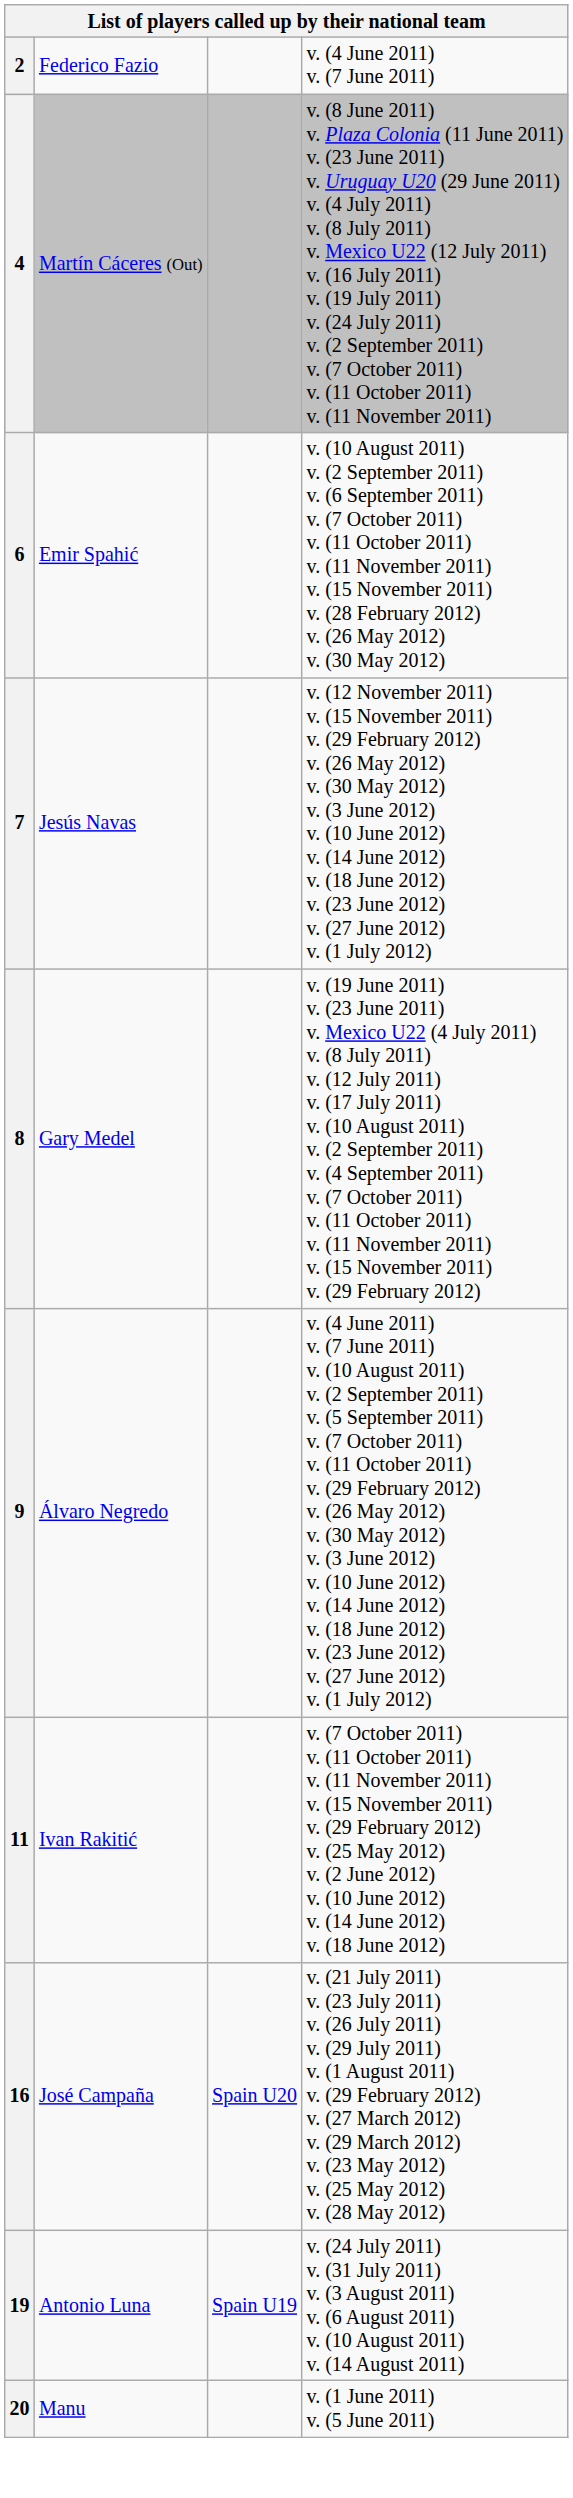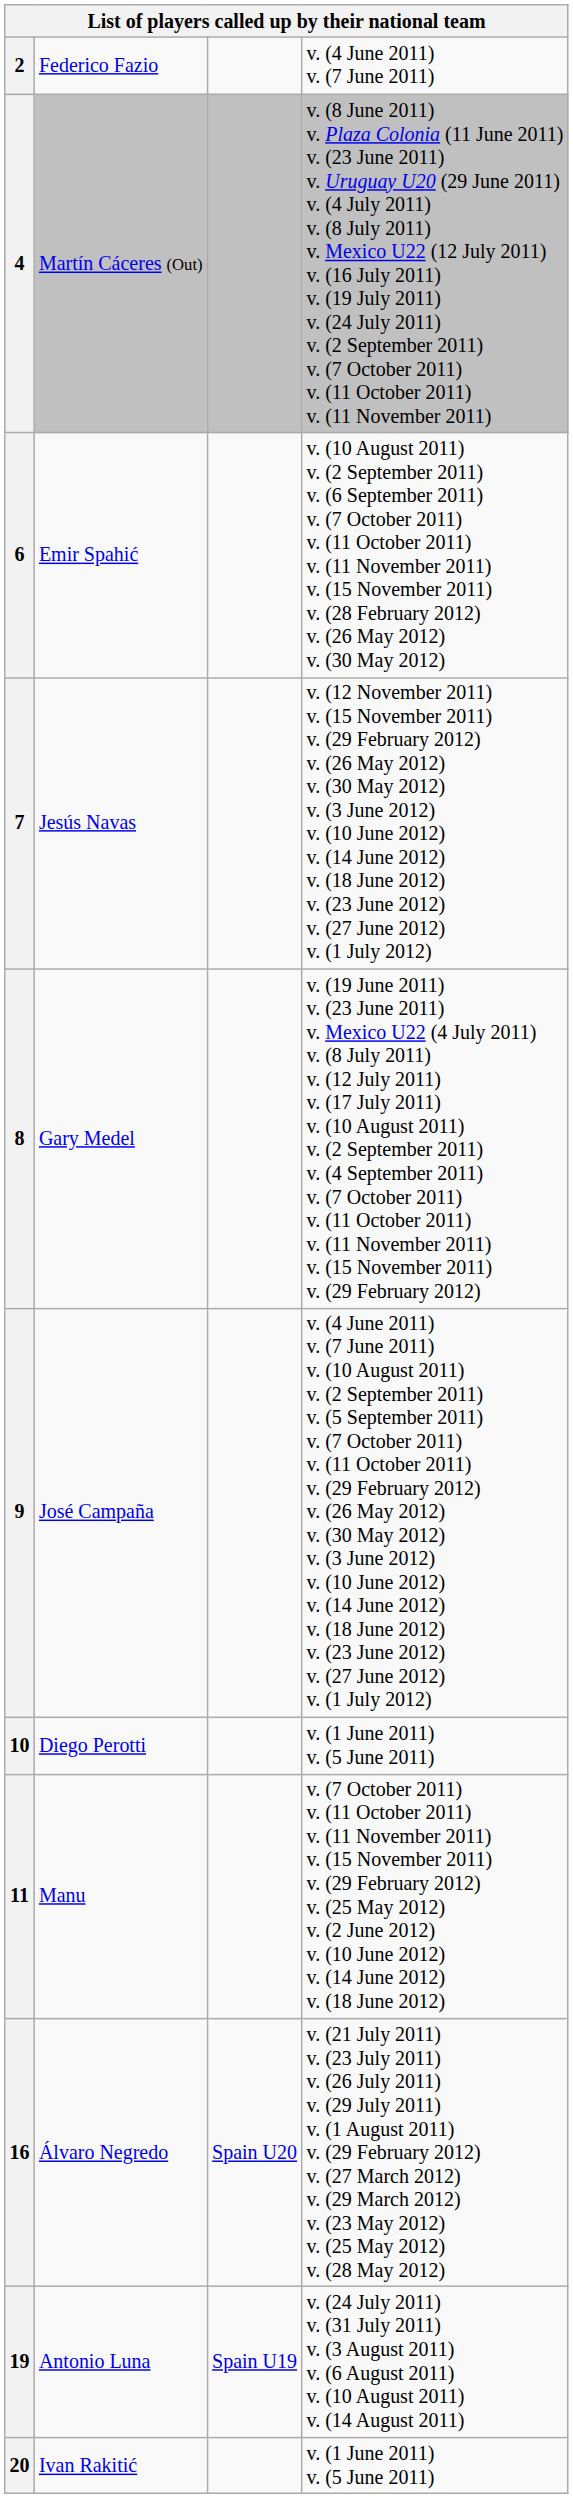(104, 1512) Álvaro Negredo -> (96, 1512) José Campaña
+ row: (19, 1744)
(88, 1839) Ivan Rakitić -> (62, 1895) Manu
(96, 2095) José Campaña -> (104, 2151) Álvaro Negredo
(62, 2408) Manu -> (88, 2464) Ivan Rakitić
